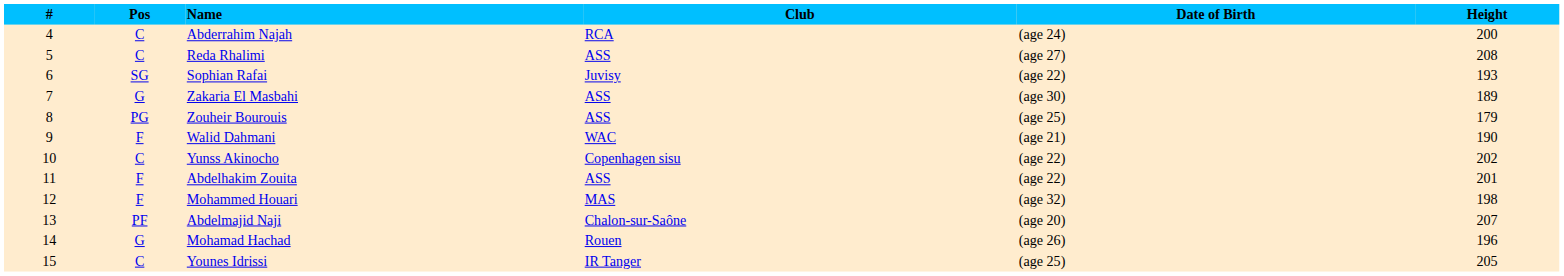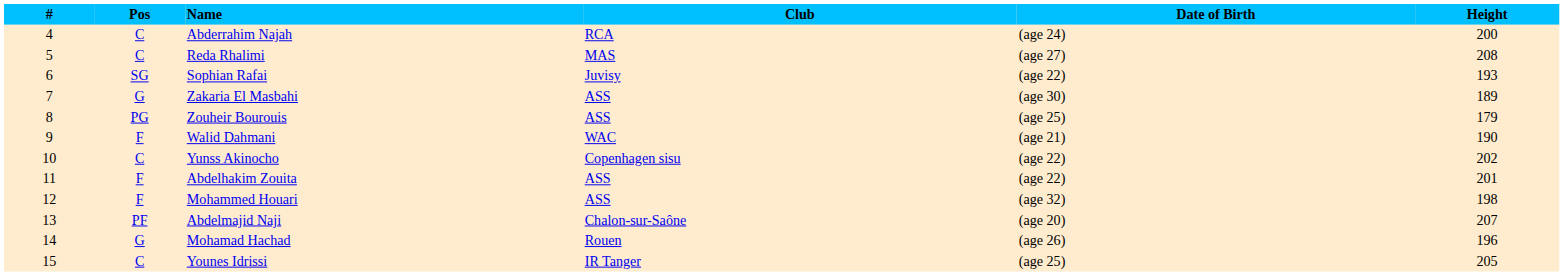(598, 55) ASS -> (600, 55) MAS
(600, 199) MAS -> (598, 199) ASS
